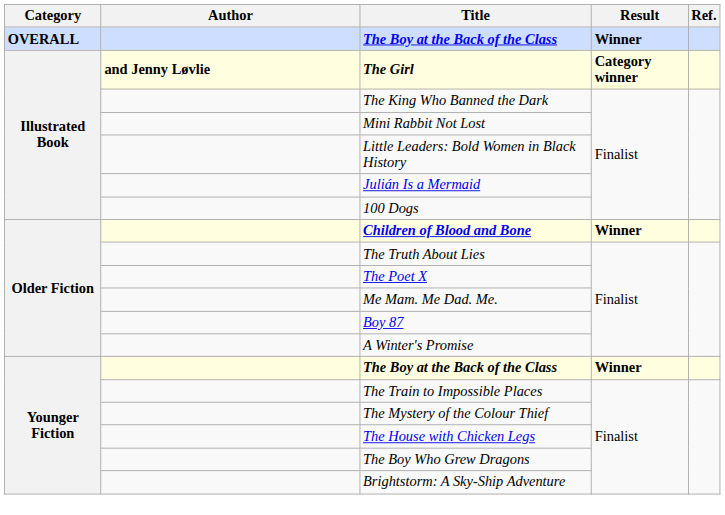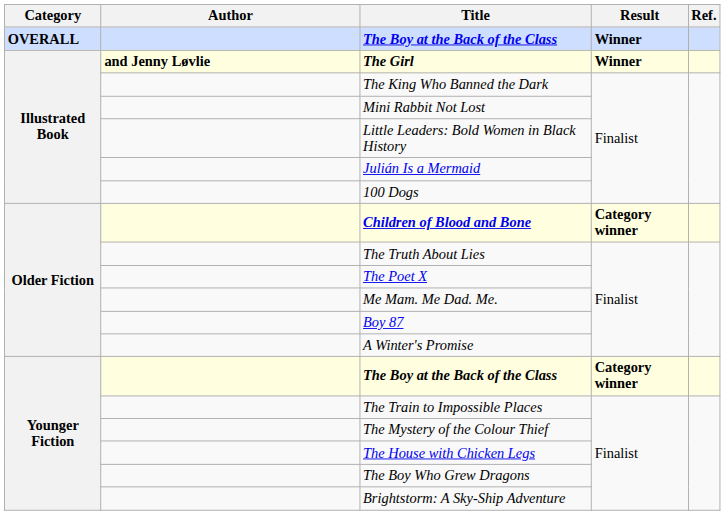(623, 69) Category winner -> (618, 61) Winner
(618, 231) Winner -> (623, 222) Category winner
(618, 368) Winner -> (623, 376) Category winner
